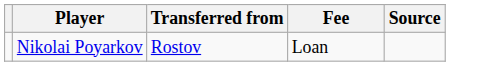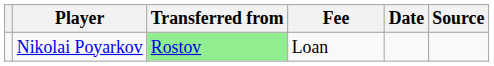+ column: (406, 18)
(176, 46) no background -> (176, 46) lightgreen background
